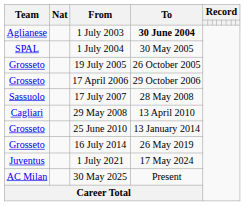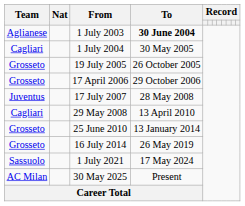(27, 49) SPAL -> (27, 49) Cagliari
(27, 97) Sassuolo -> (27, 97) Juventus
(27, 161) Juventus -> (27, 161) Sassuolo
